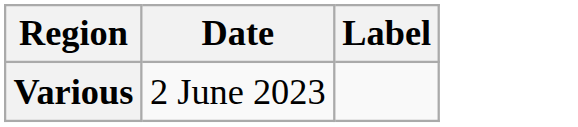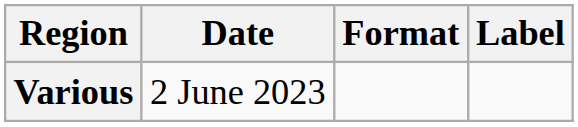+ column: (401, 33)
